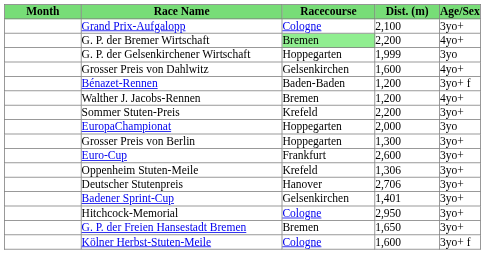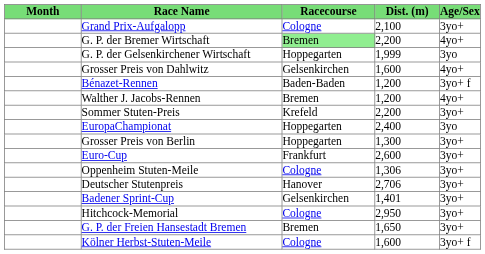(388, 126) 2,000 -> (388, 126) 2,400
(300, 170) Krefeld -> (302, 170) Cologne
